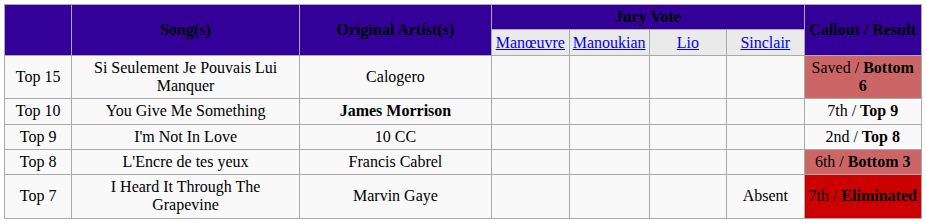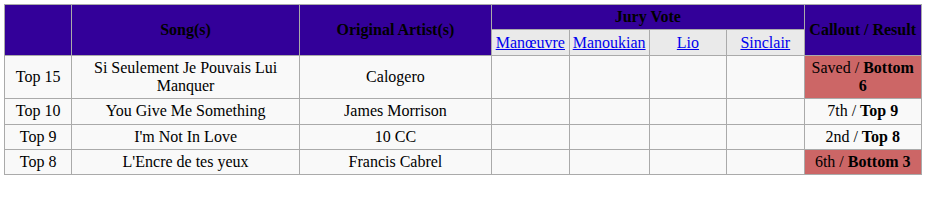(395, 111) bold -> (395, 111) normal
- row: (38, 196)
